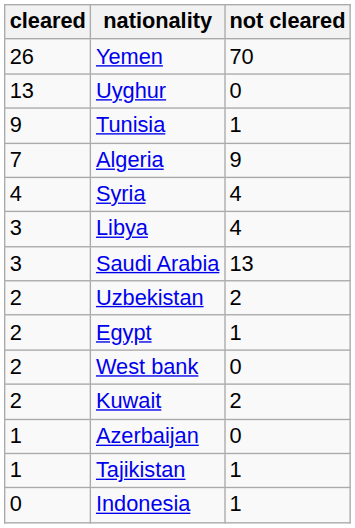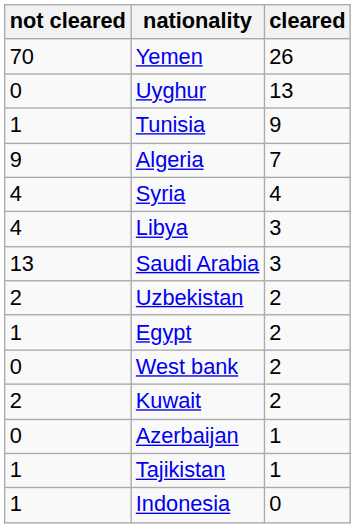columns swapped: (48, 21) <-> (287, 21)
